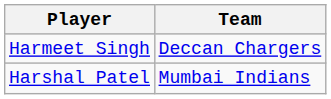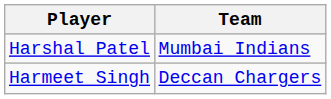rows swapped: (79, 49) <-> (79, 78)
